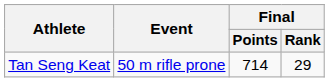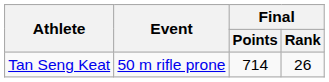(303, 65) 29 -> (303, 65) 26
